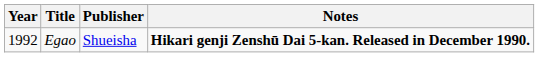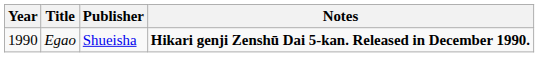(23, 39) 1992 -> (23, 39) 1990
